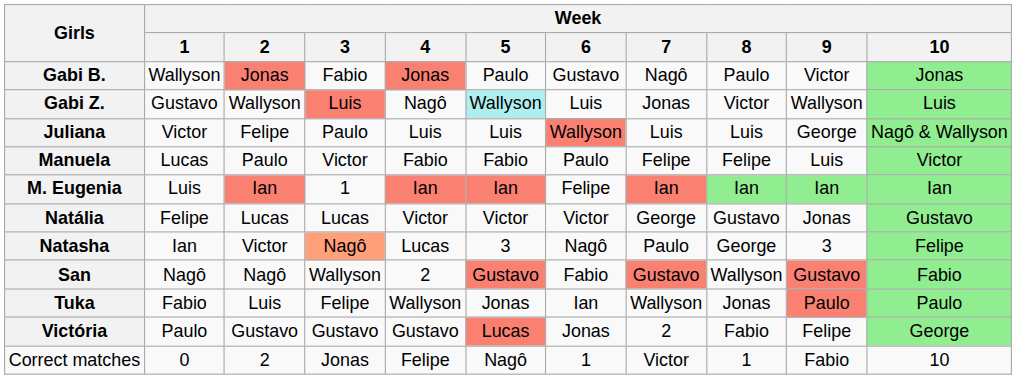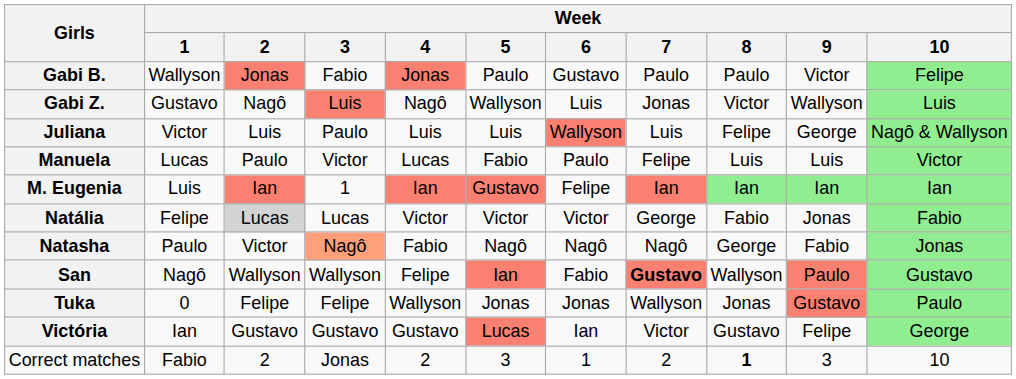(666, 75) Nagô -> (666, 75) Paulo
(939, 75) Jonas -> (939, 75) Felipe
(265, 103) Wallyson -> (265, 103) Nagô
(506, 103) paleturquoise background -> (506, 103) no background
(265, 132) Felipe -> (265, 132) Luis
(746, 132) Luis -> (746, 132) Felipe
(425, 160) Fabio -> (425, 160) Lucas
(746, 160) Felipe -> (746, 160) Luis
(506, 189) Ian -> (506, 189) Gustavo
(265, 217) no background -> (265, 217) lightgrey background
(746, 217) Gustavo -> (746, 217) Fabio
(939, 217) Gustavo -> (939, 217) Fabio
(184, 246) Ian -> (184, 246) Paulo
(425, 246) Lucas -> (425, 246) Fabio
(506, 246) 3 -> (506, 246) Nagô
(666, 246) Paulo -> (666, 246) Nagô
(827, 246) 3 -> (827, 246) Fabio
(939, 246) Felipe -> (939, 246) Jonas
(265, 274) Nagô -> (265, 274) Wallyson
(425, 274) 2 -> (425, 274) Felipe
(506, 274) Gustavo -> (506, 274) Ian
(666, 274) normal -> (666, 274) bold
(827, 274) Gustavo -> (827, 274) Paulo
(939, 274) Fabio -> (939, 274) Gustavo
(184, 302) Fabio -> (184, 302) 0
(265, 302) Luis -> (265, 302) Felipe
(586, 302) Ian -> (586, 302) Jonas
(827, 302) Paulo -> (827, 302) Gustavo
(184, 331) Paulo -> (184, 331) Ian
(586, 331) Jonas -> (586, 331) Ian
(666, 331) 2 -> (666, 331) Victor
(746, 331) Fabio -> (746, 331) Gustavo
(184, 359) 0 -> (184, 359) Fabio
(425, 359) Felipe -> (425, 359) 2
(506, 359) Nagô -> (506, 359) 3
(666, 359) Victor -> (666, 359) 2
(746, 359) normal -> (746, 359) bold
(827, 359) Fabio -> (827, 359) 3
